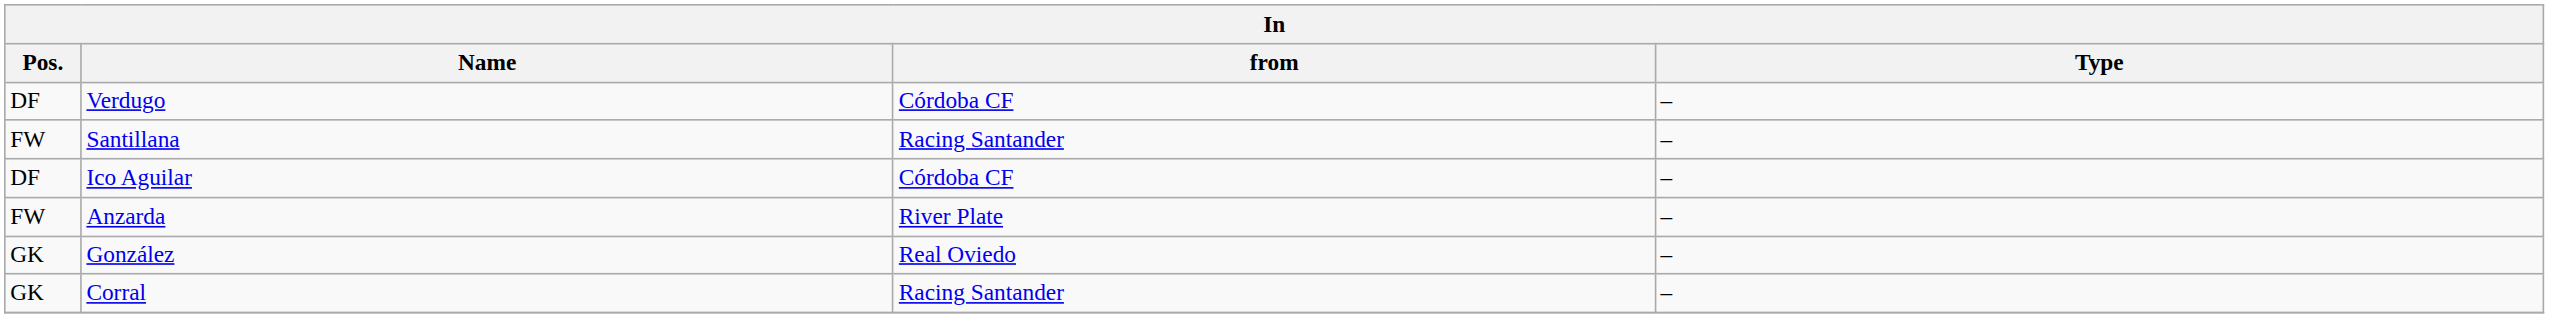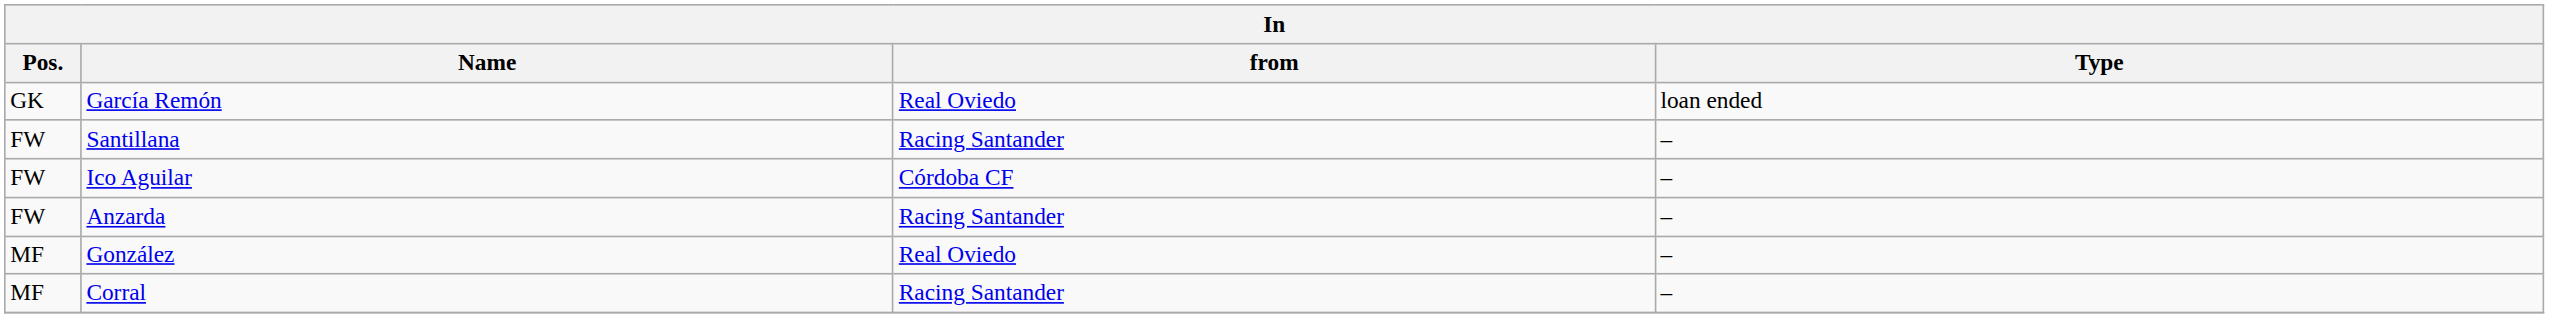+ row: (154, 101)
- row: (126, 101)
(25, 178) DF -> (28, 178) FW
(951, 216) River Plate -> (981, 216) Racing Santander
(27, 254) GK -> (27, 254) MF
(27, 293) GK -> (27, 293) MF
